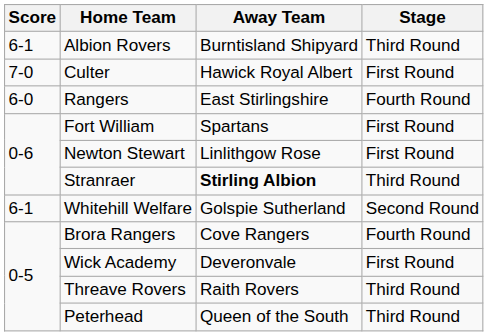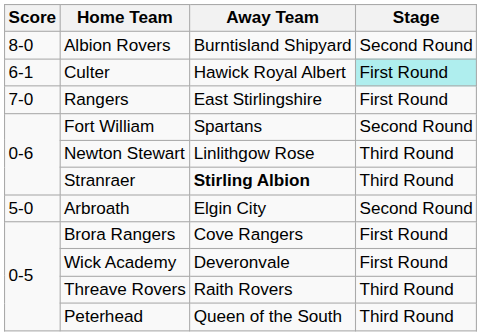(21, 45) 6-1 -> (21, 45) 8-0
(413, 45) Third Round -> (416, 45) Second Round
(21, 72) 7-0 -> (21, 72) 6-1
(410, 72) no background -> (404, 72) paleturquoise background
(21, 99) 6-0 -> (21, 99) 7-0
(418, 99) Fourth Round -> (404, 99) First Round
(410, 126) First Round -> (416, 126) Second Round
(410, 153) First Round -> (407, 153) Third Round
- row: (128, 208)
+ row: (97, 208)
(418, 235) Fourth Round -> (404, 235) First Round
